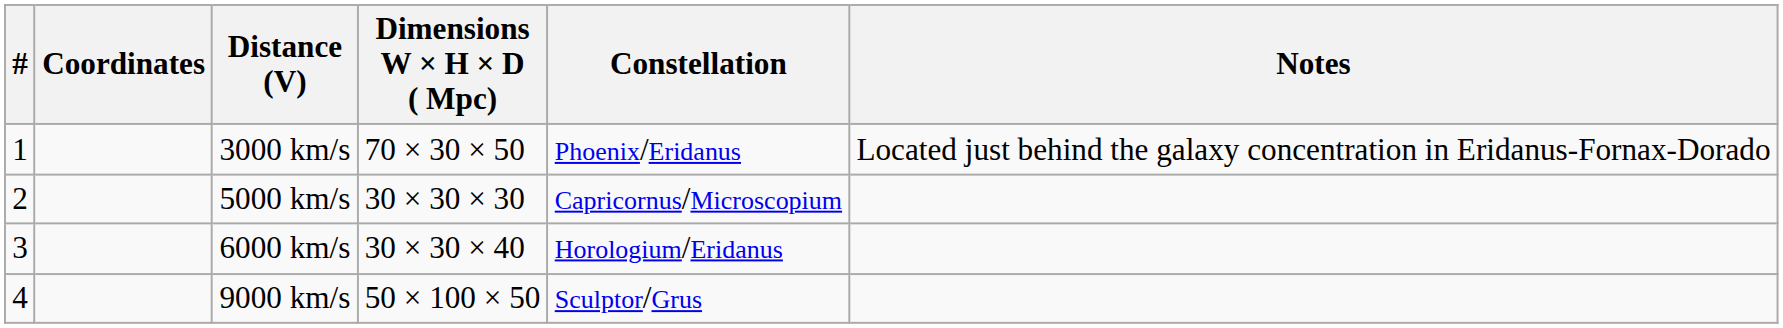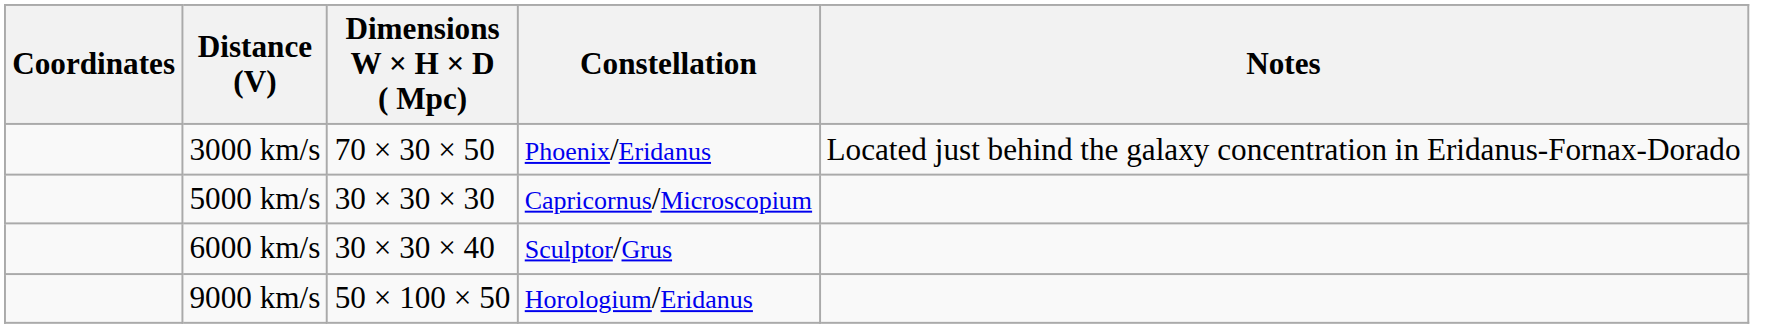- column: (20, 64)
(669, 247) Horologium/Eridanus -> (598, 247) Sculptor/Grus
(628, 297) Sculptor/Grus -> (639, 297) Horologium/Eridanus
